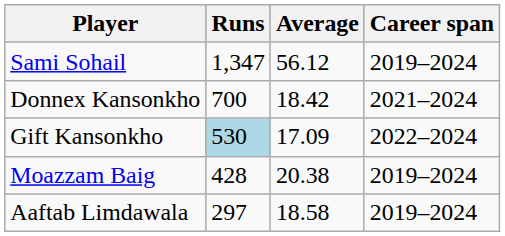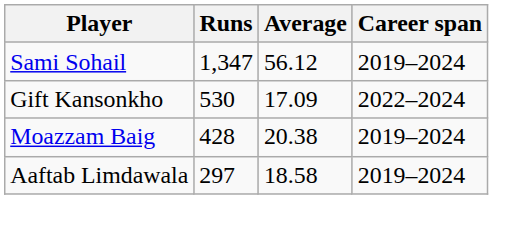- row: (105, 99)
(229, 136) lightblue background -> (217, 99) no background
